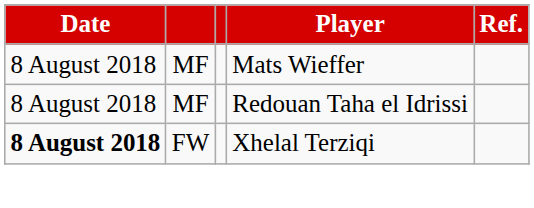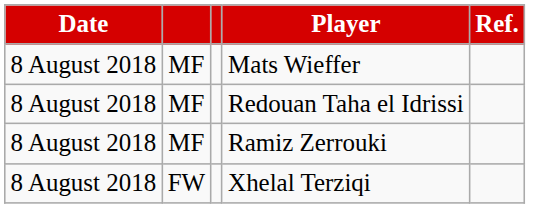+ row: (307, 143)
(85, 143) bold -> (83, 182) normal
